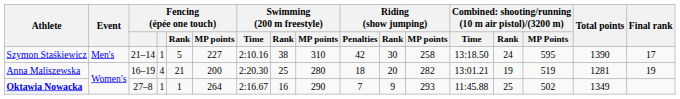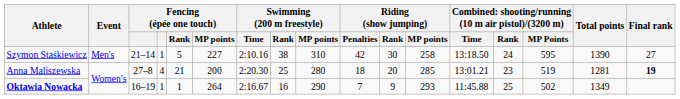(651, 55) 17 -> (651, 55) 27
(143, 71) 16–19 -> (143, 71) 27–8
(428, 71) 282 -> (428, 71) 285
(508, 71) 19 -> (508, 71) 23
(651, 71) normal -> (651, 71) bold
(143, 87) 27–8 -> (143, 87) 16–19
